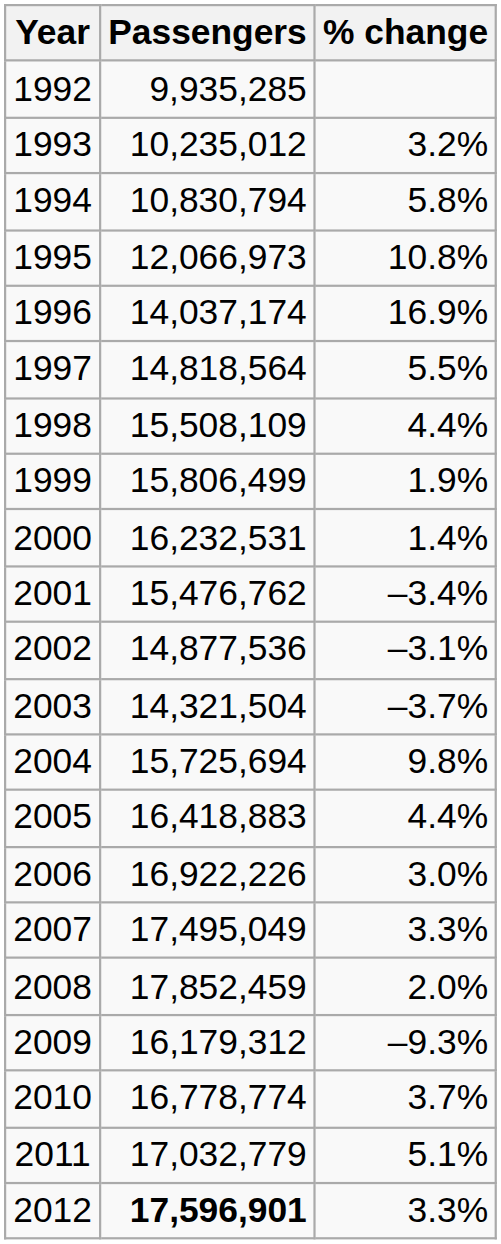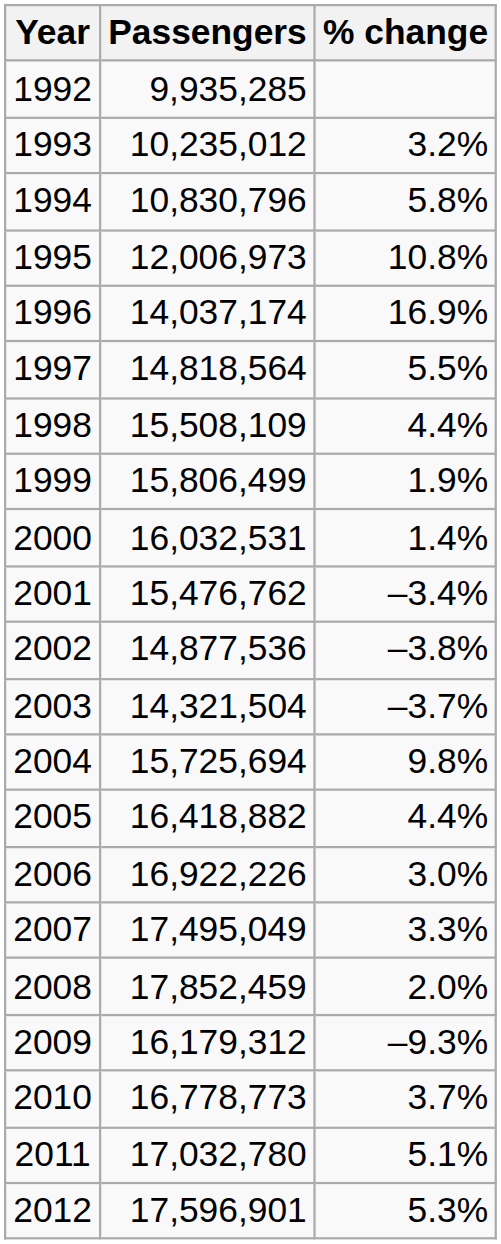(218, 200) 10,830,794 -> (218, 200) 10,830,796
(218, 256) 12,066,973 -> (218, 256) 12,006,973
(218, 537) 16,232,531 -> (218, 537) 16,032,531
(438, 649) –3.1% -> (438, 649) –3.8%
(218, 817) 16,418,883 -> (218, 817) 16,418,882
(218, 1098) 16,778,774 -> (218, 1098) 16,778,773
(218, 1154) 17,032,779 -> (218, 1154) 17,032,780
(218, 1210) bold -> (218, 1210) normal
(448, 1210) 3.3% -> (448, 1210) 5.3%
